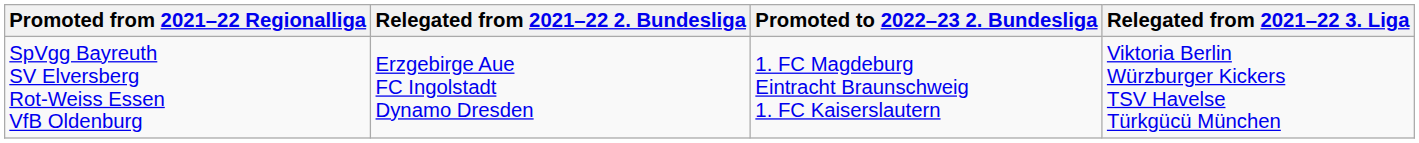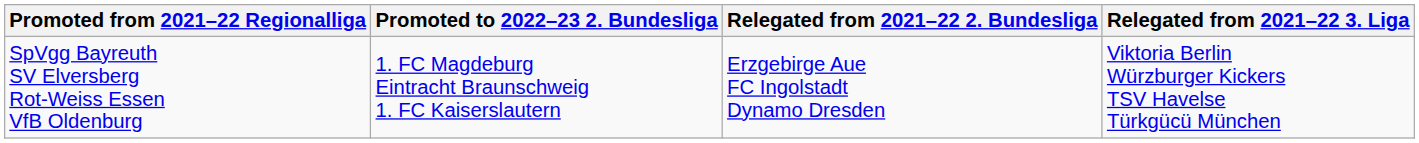columns swapped: (561, 20) <-> (926, 20)
